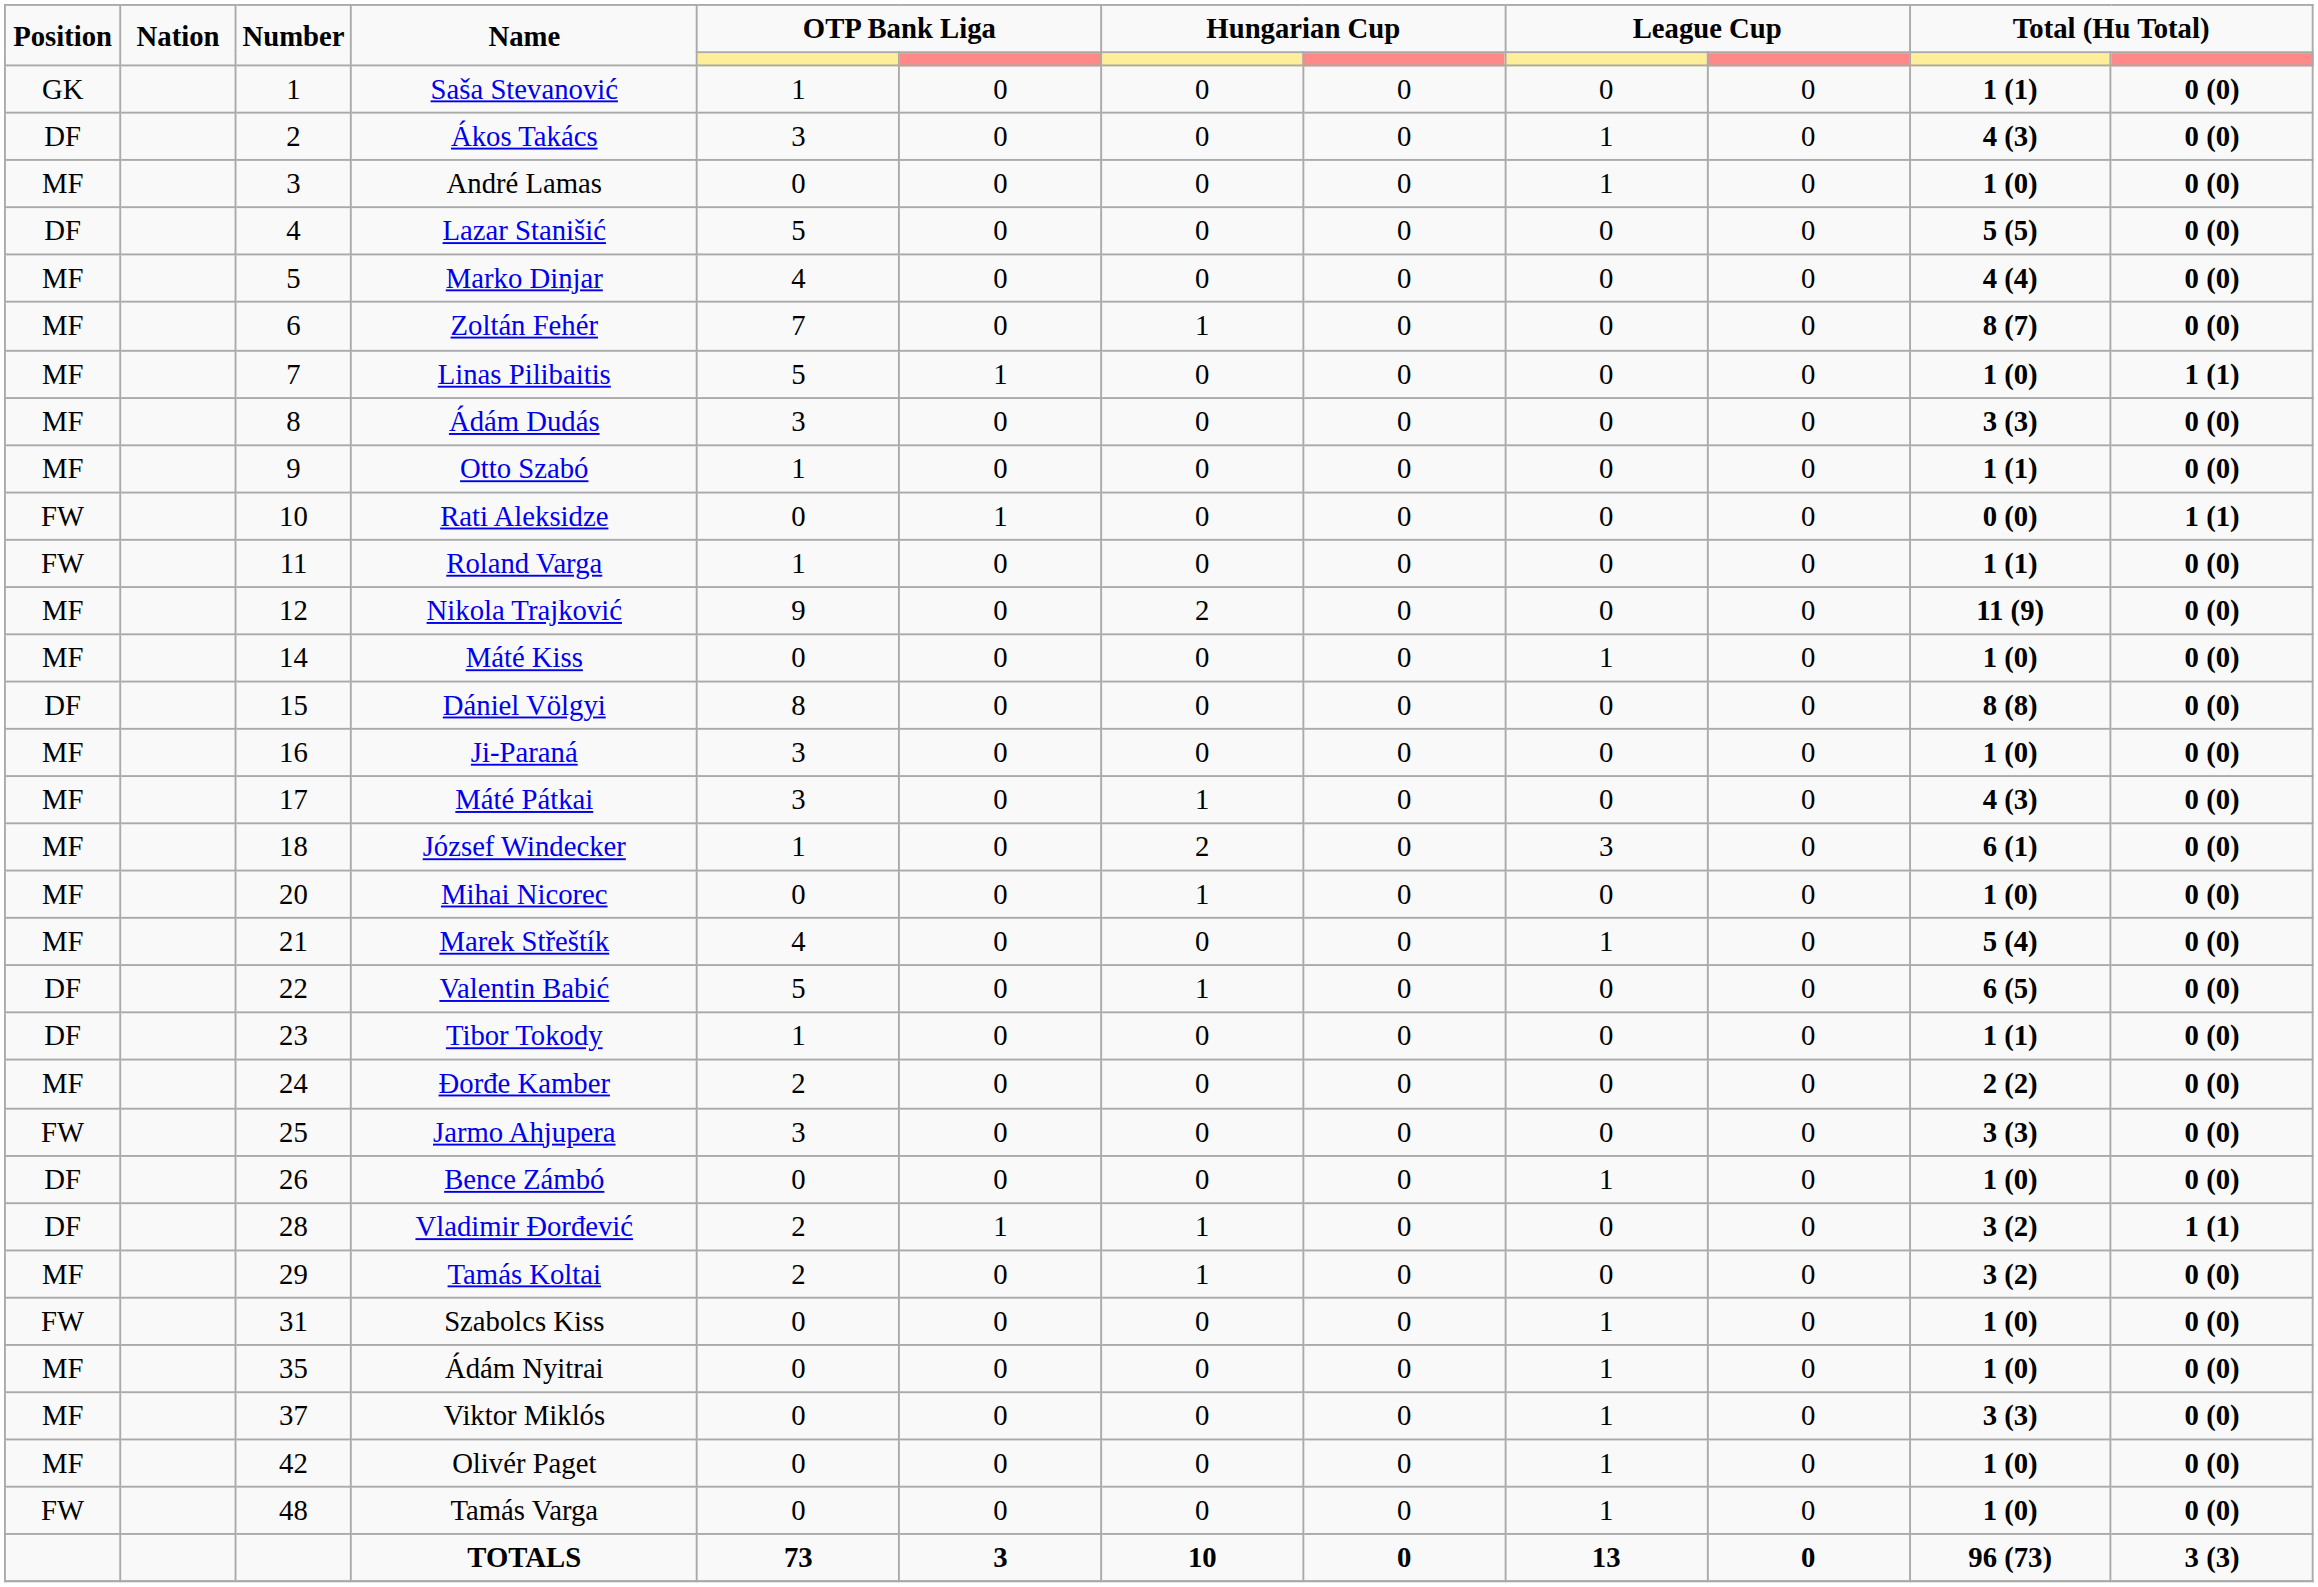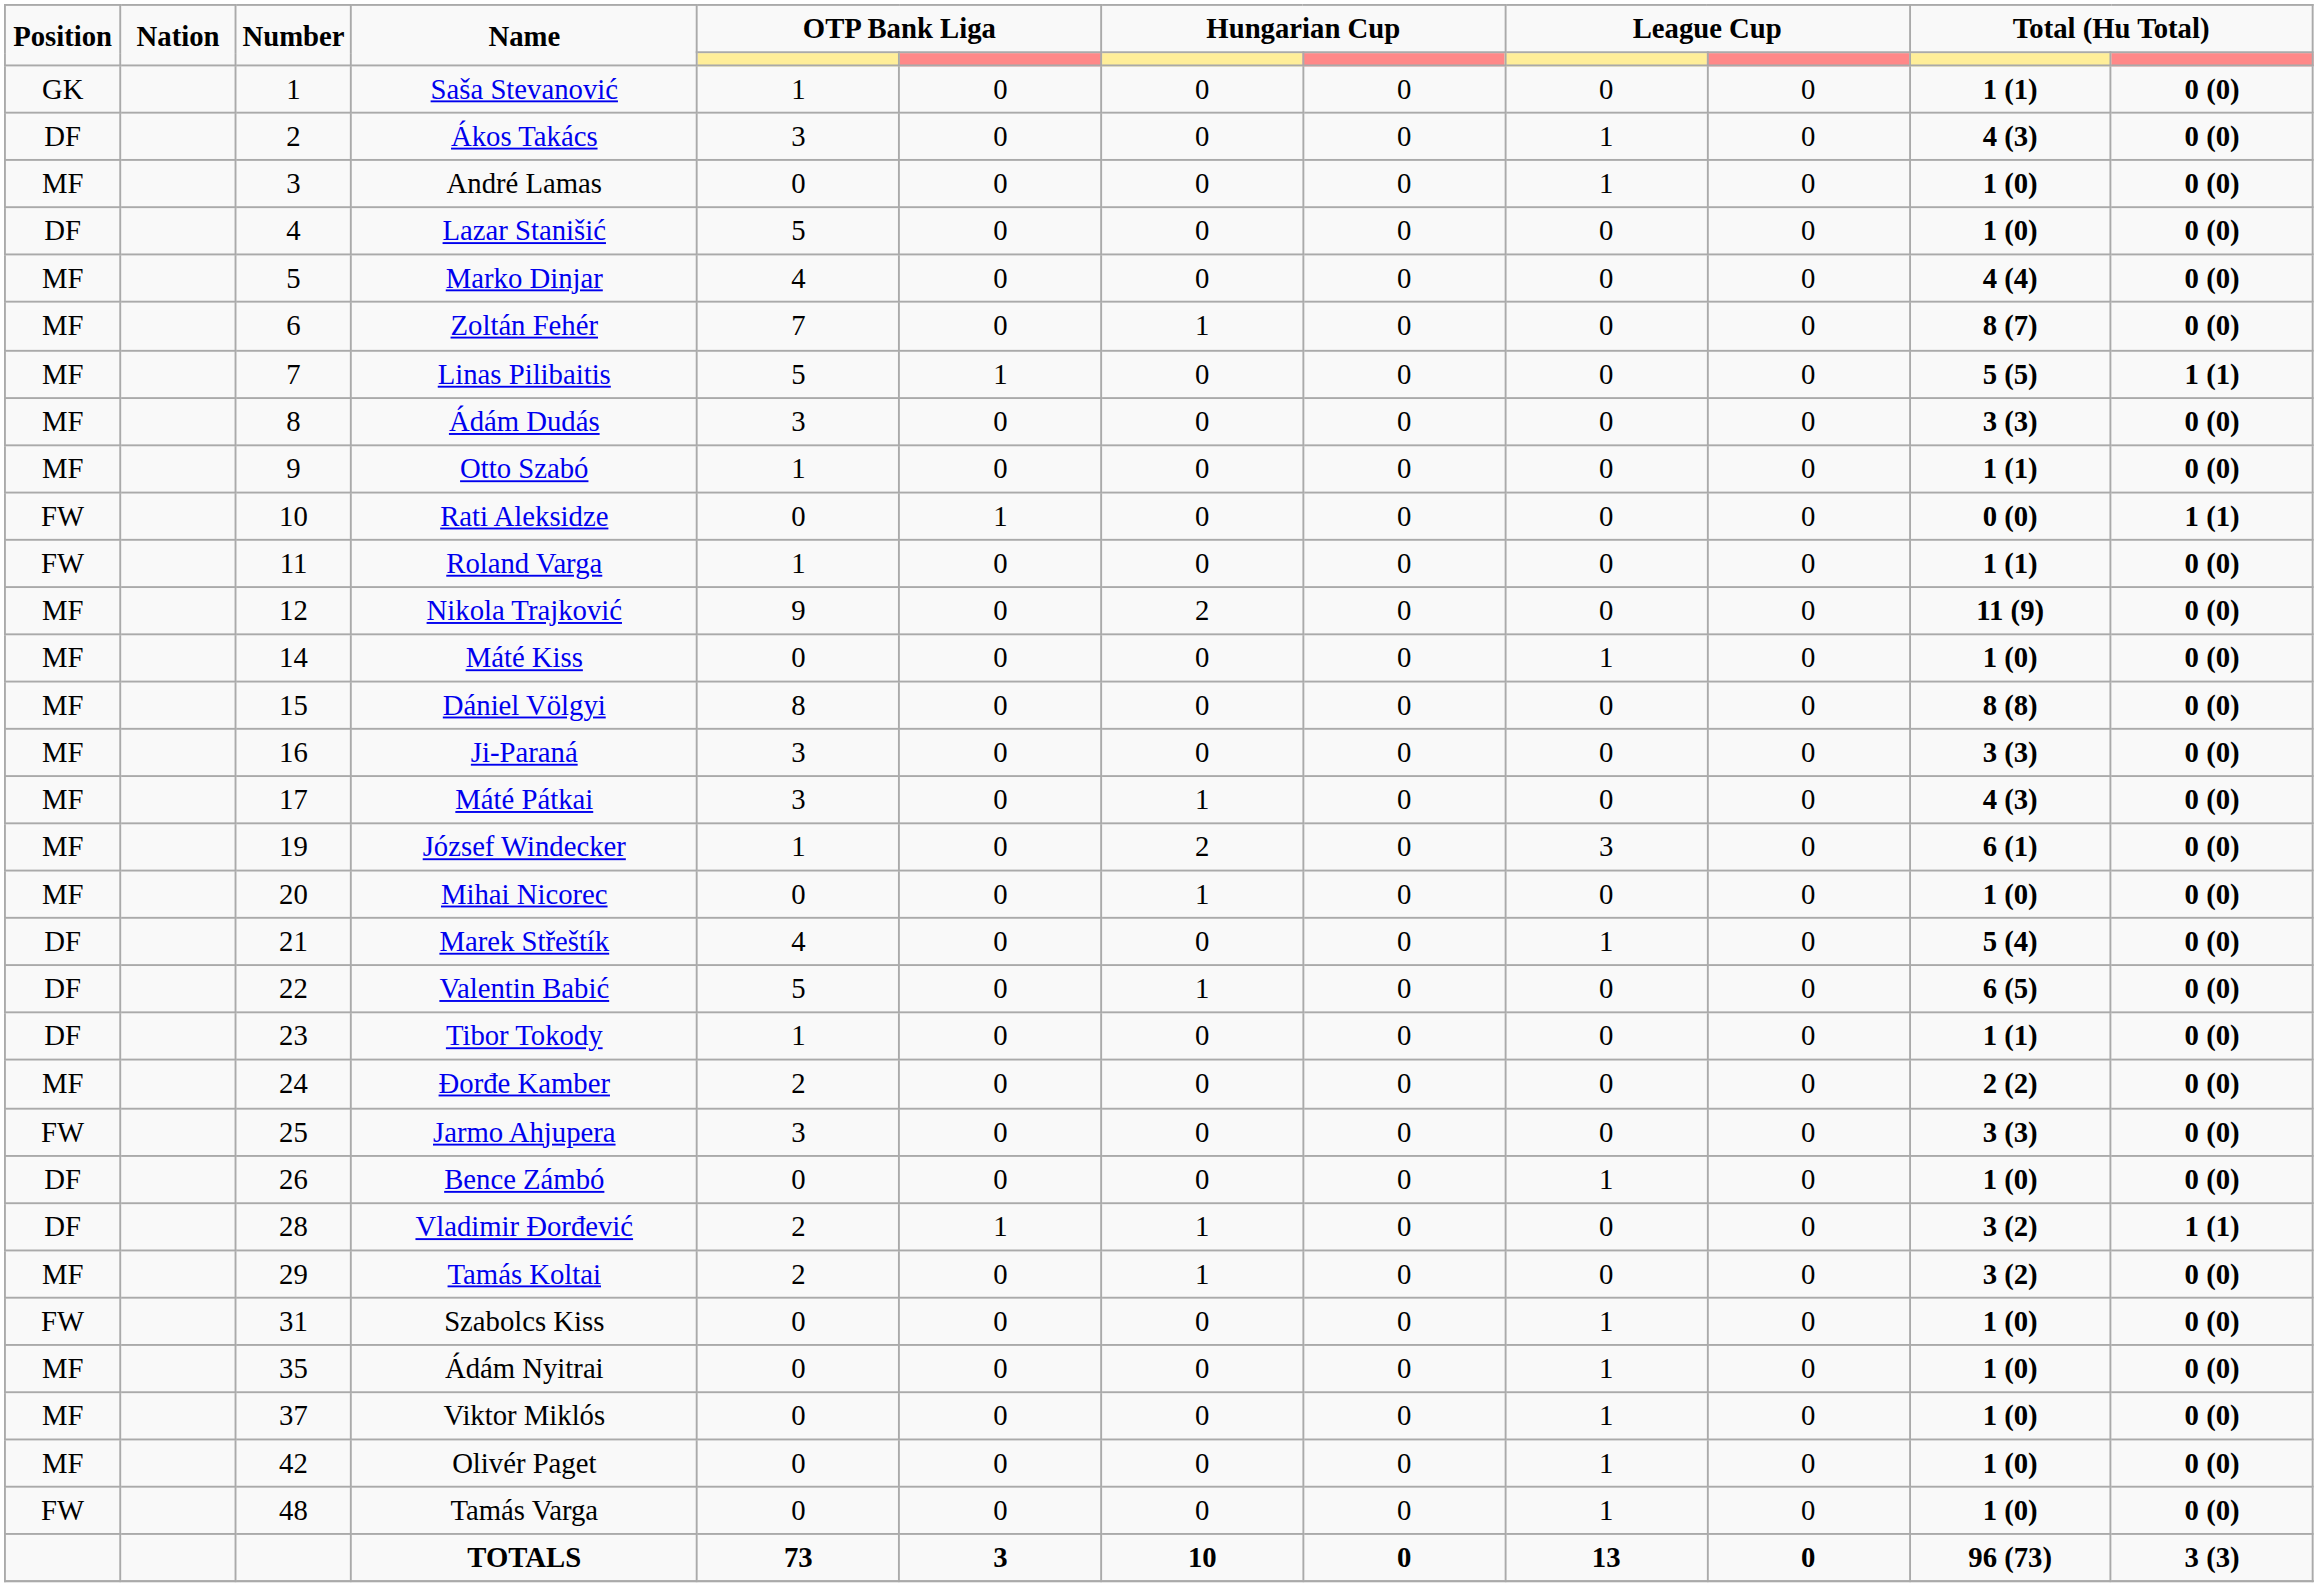(2010, 231) 5 (5) -> (2010, 231) 1 (0)
(2010, 373) 1 (0) -> (2010, 373) 5 (5)
(63, 704) DF -> (63, 704) MF
(2010, 752) 1 (0) -> (2010, 752) 3 (3)
(293, 846) 18 -> (293, 846) 19
(63, 941) MF -> (63, 941) DF
(2010, 1415) 3 (3) -> (2010, 1415) 1 (0)
